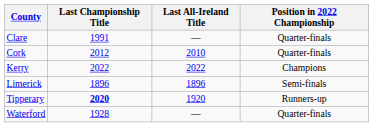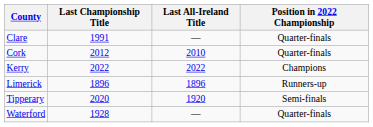(304, 83) Semi-finals -> (304, 83) Runners-up
(100, 99) bold -> (100, 99) normal
(304, 99) Runners-up -> (304, 99) Semi-finals
